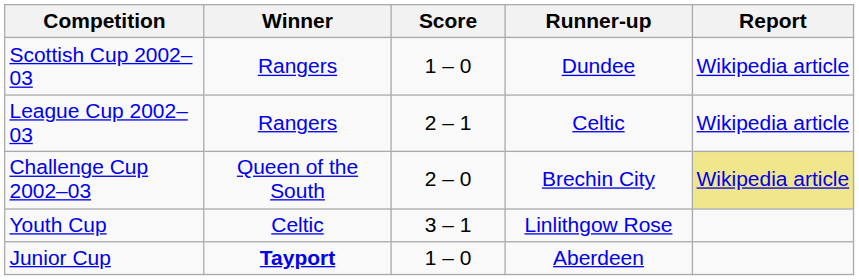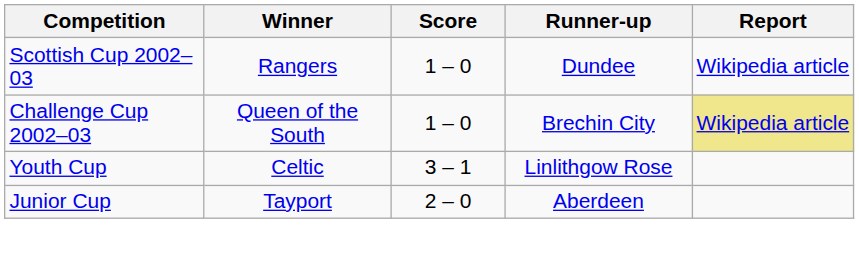- row: (99, 122)
(448, 179) 2 – 0 -> (448, 122) 1 – 0
(298, 258) bold -> (298, 201) normal
(448, 258) 1 – 0 -> (448, 201) 2 – 0
